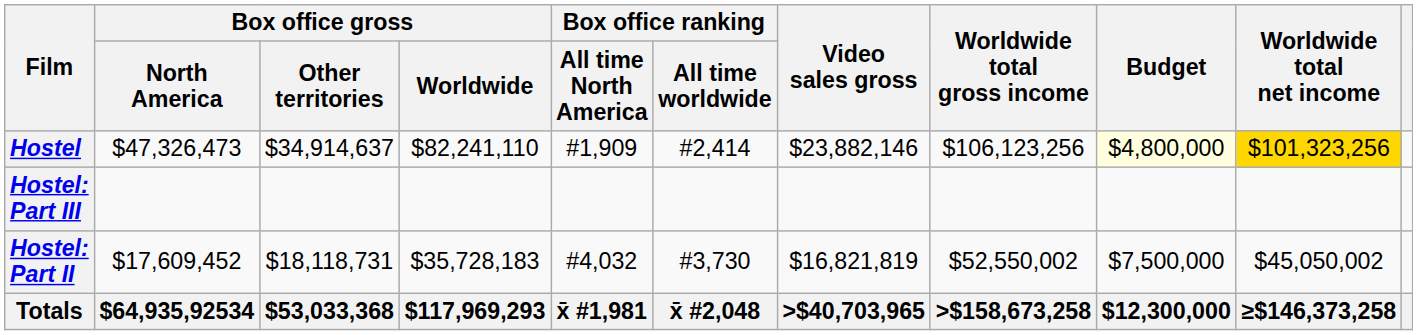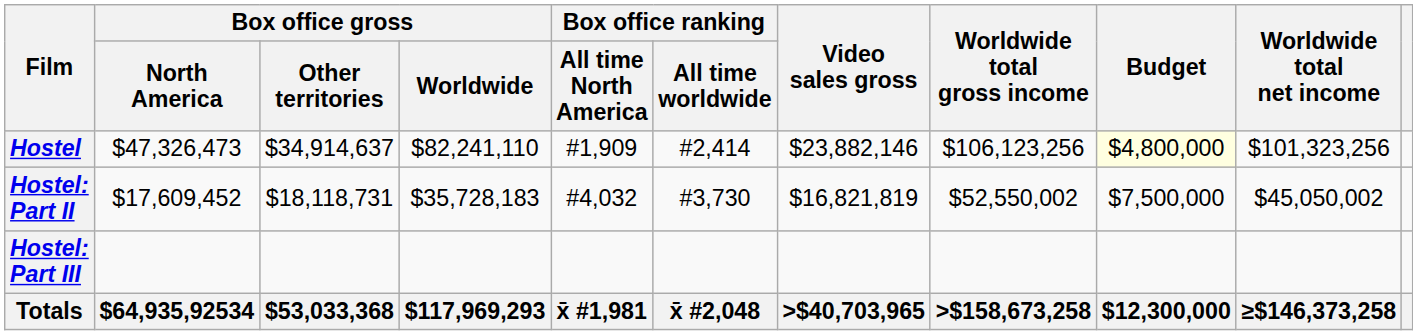(1319, 148) gold background -> (1319, 148) no background
rows swapped: (49, 261) <-> (49, 198)
